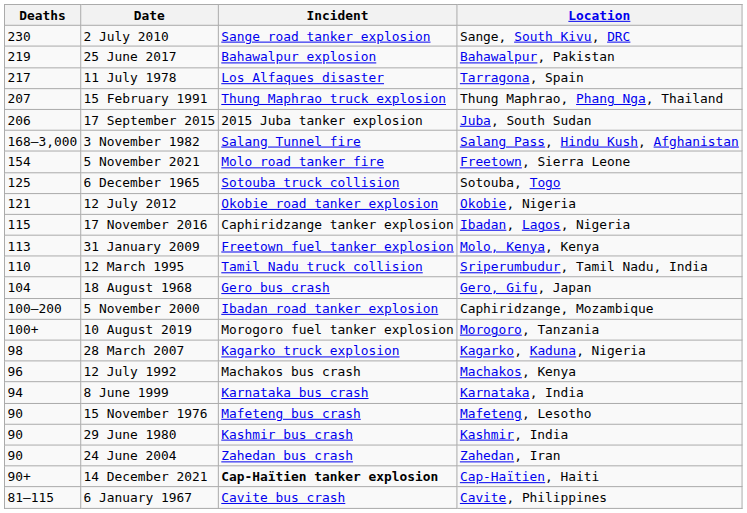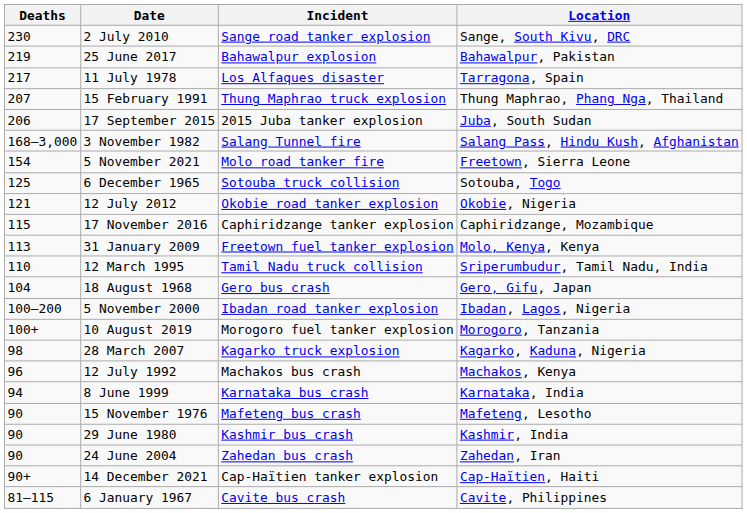(545, 225) Ibadan, Lagos, Nigeria -> (557, 225) Caphiridzange, Mozambique
(557, 309) Caphiridzange, Mozambique -> (545, 309) Ibadan, Lagos, Nigeria
(330, 476) bold -> (330, 476) normal
